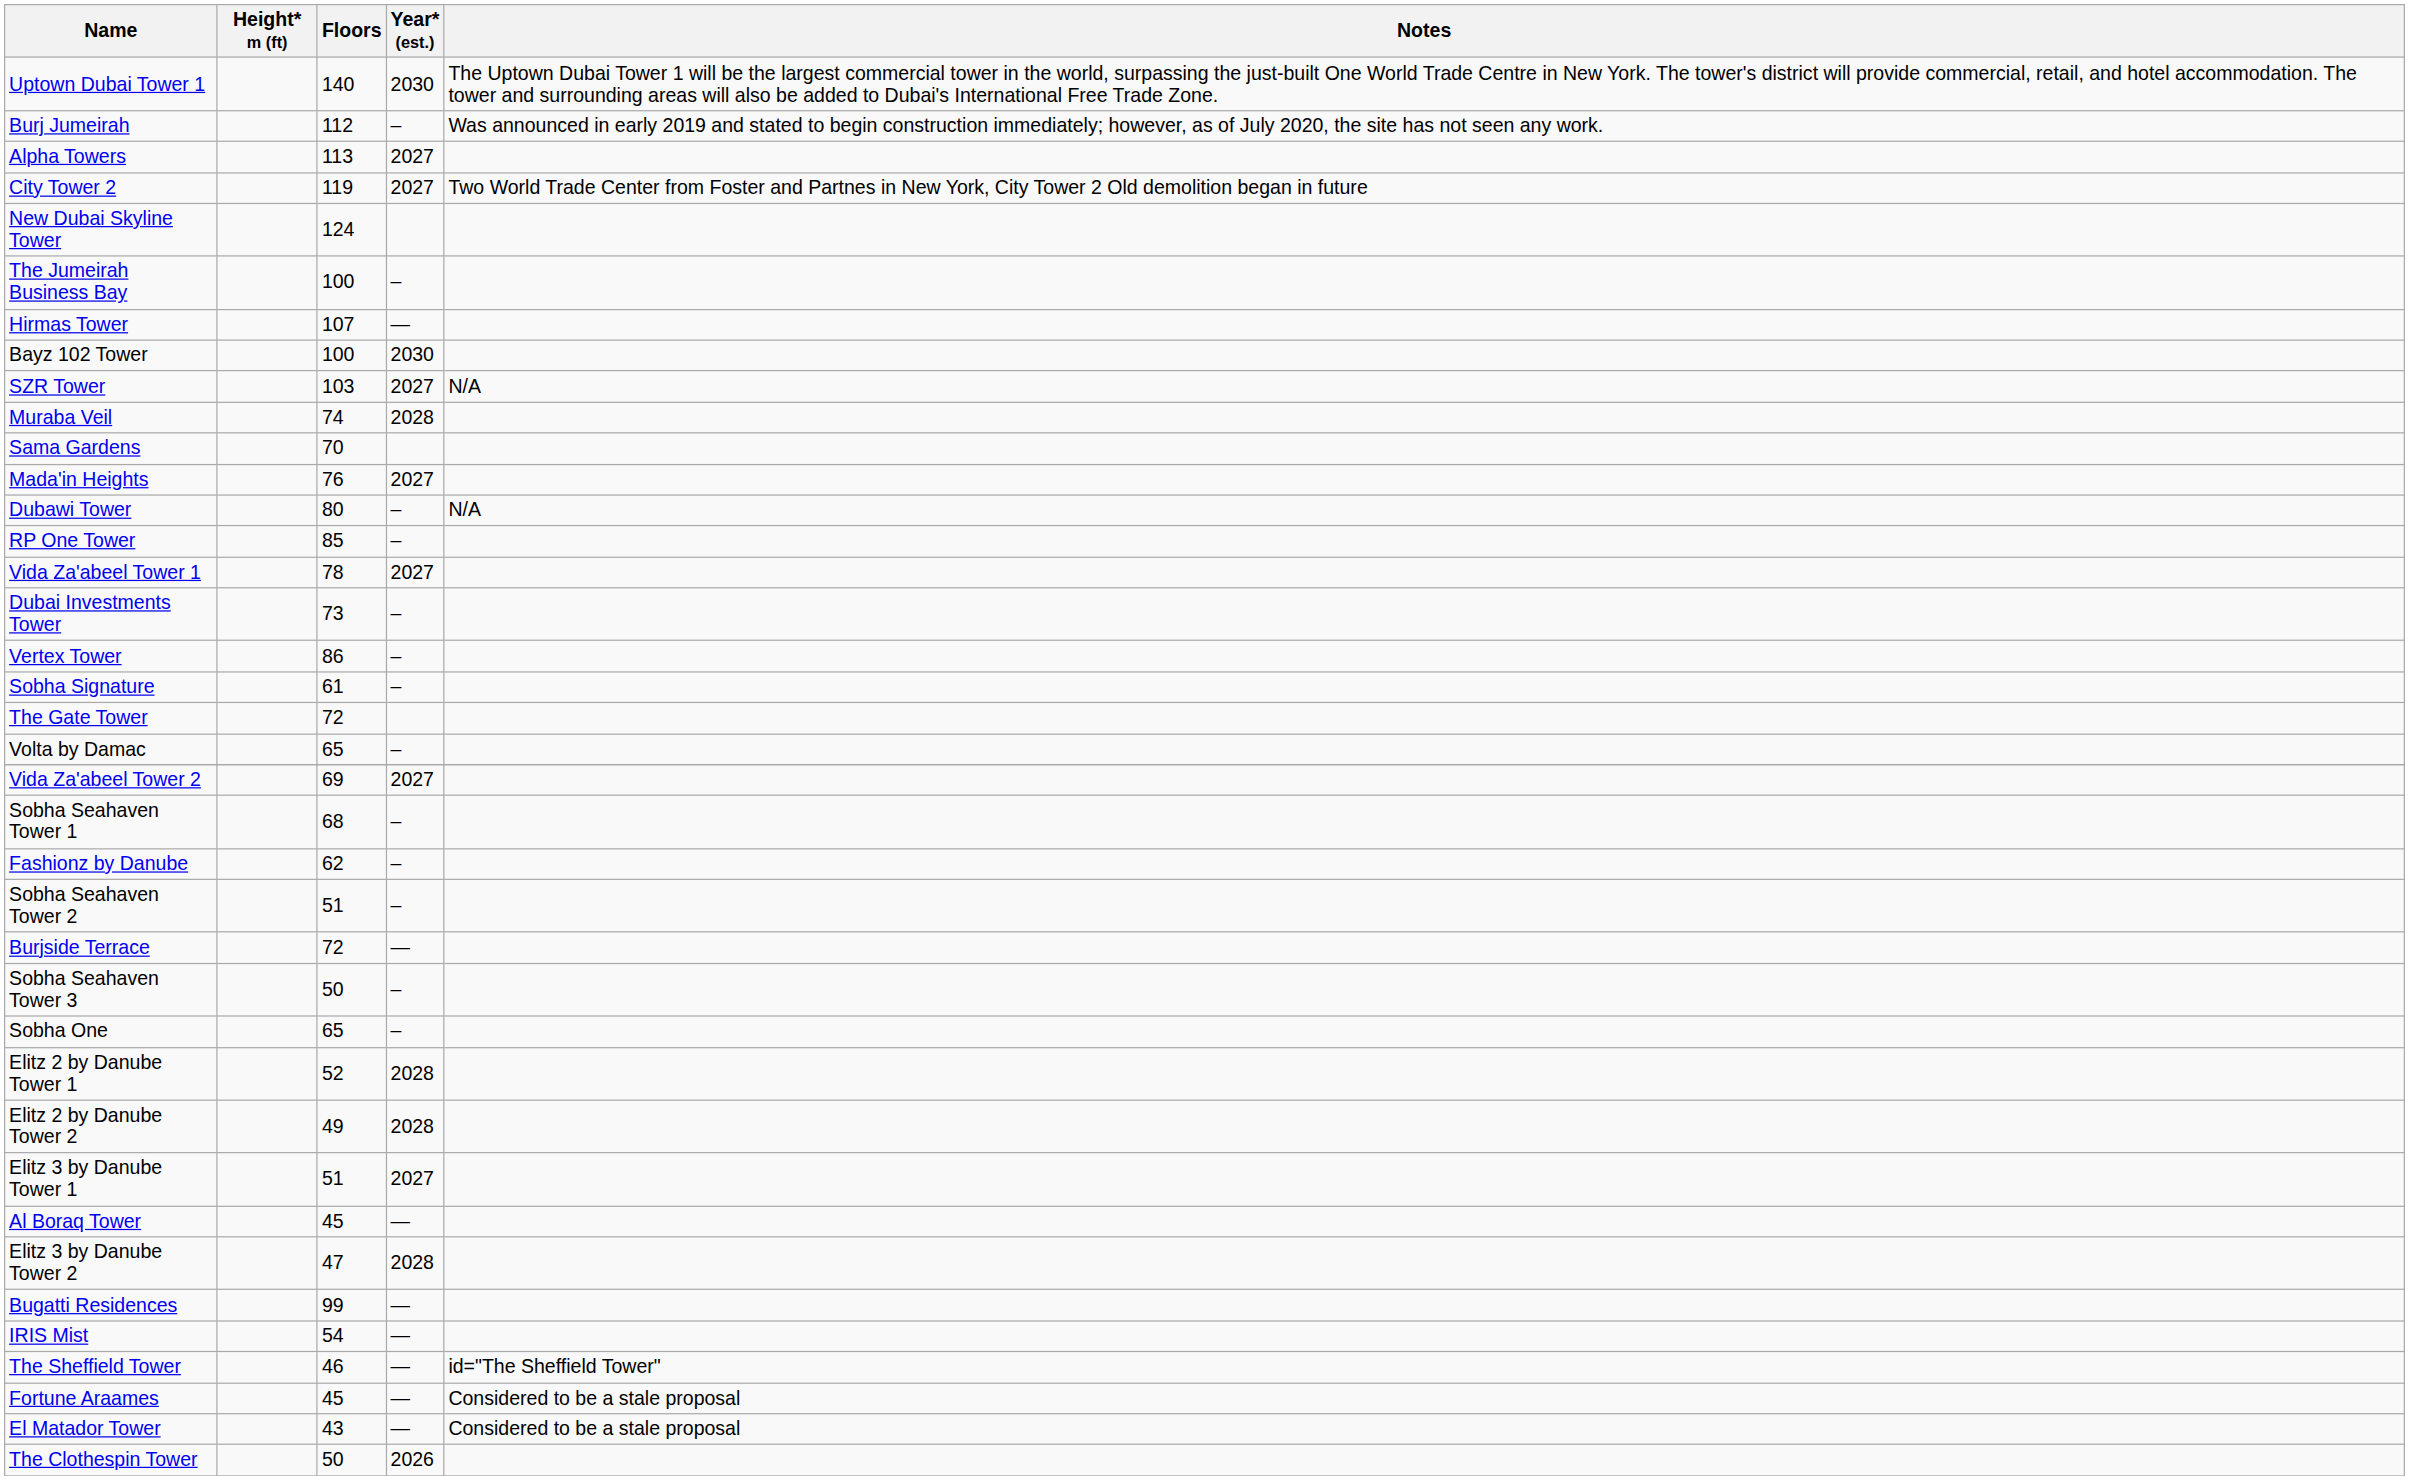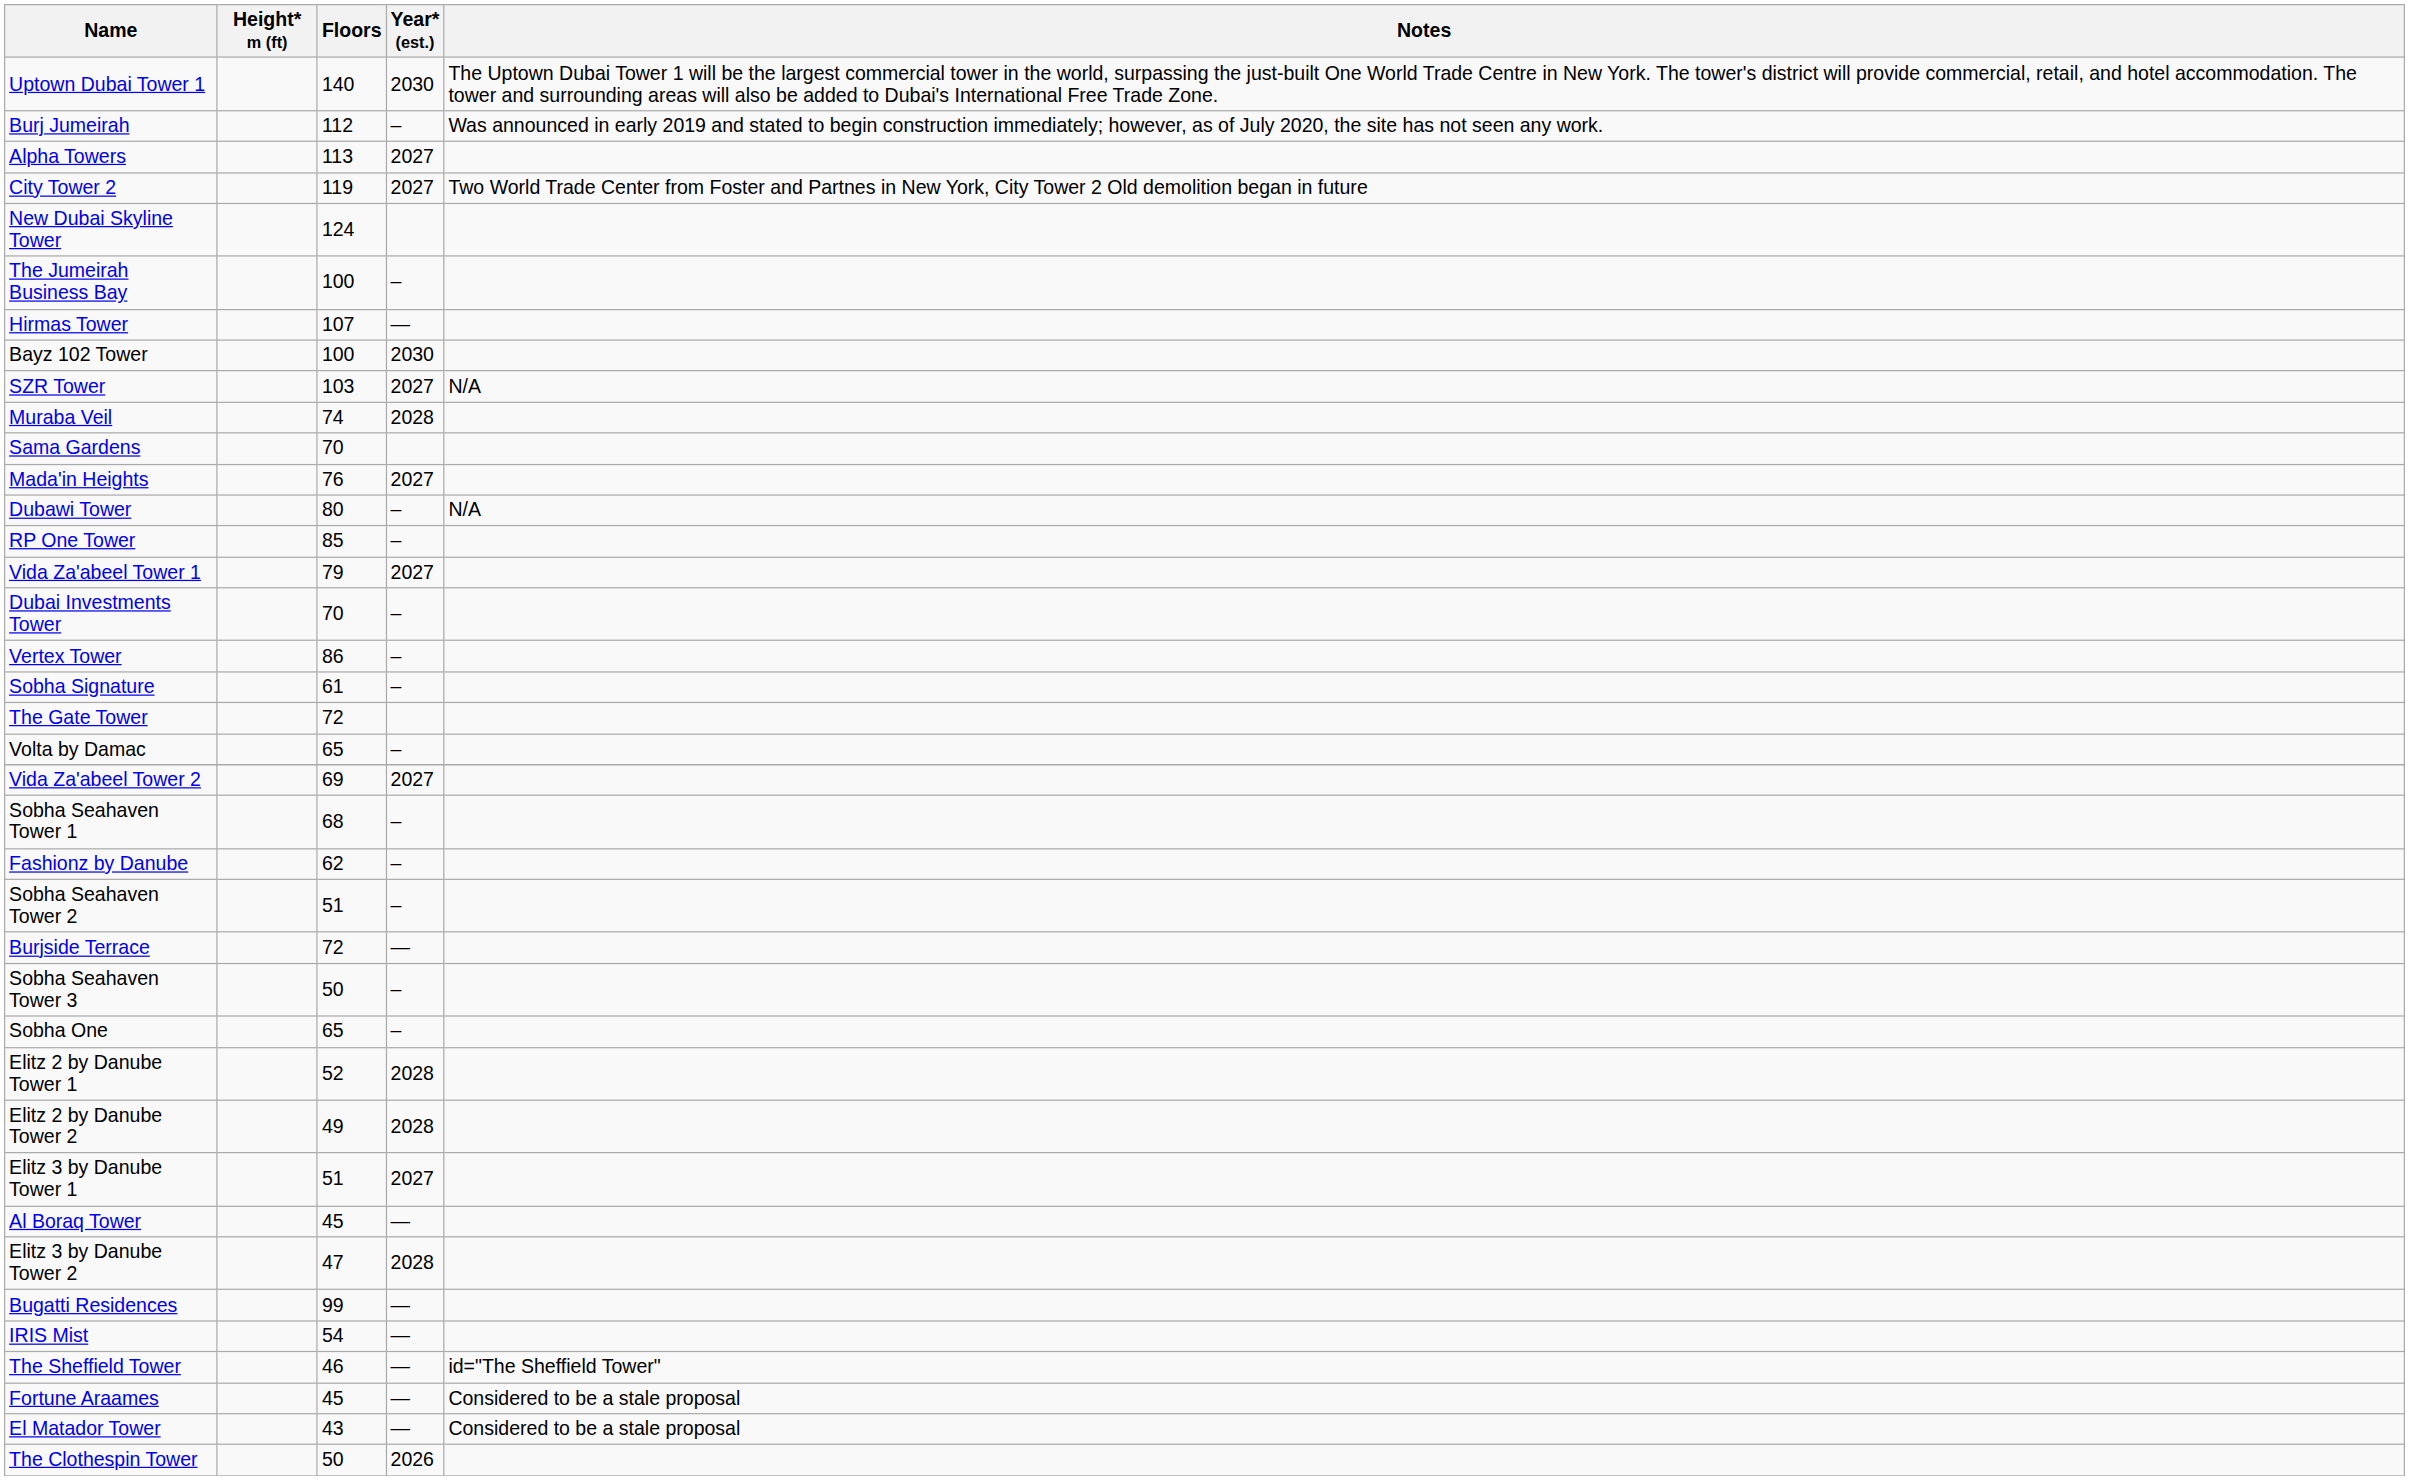(333, 572) 78 -> (333, 572) 79
(333, 614) 73 -> (333, 614) 70
